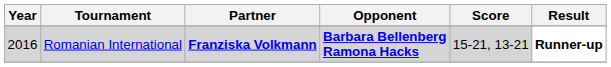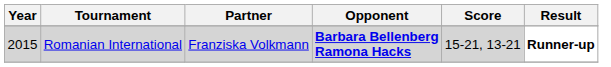(22, 44) 2016 -> (22, 44) 2015
(253, 44) bold -> (249, 44) normal
